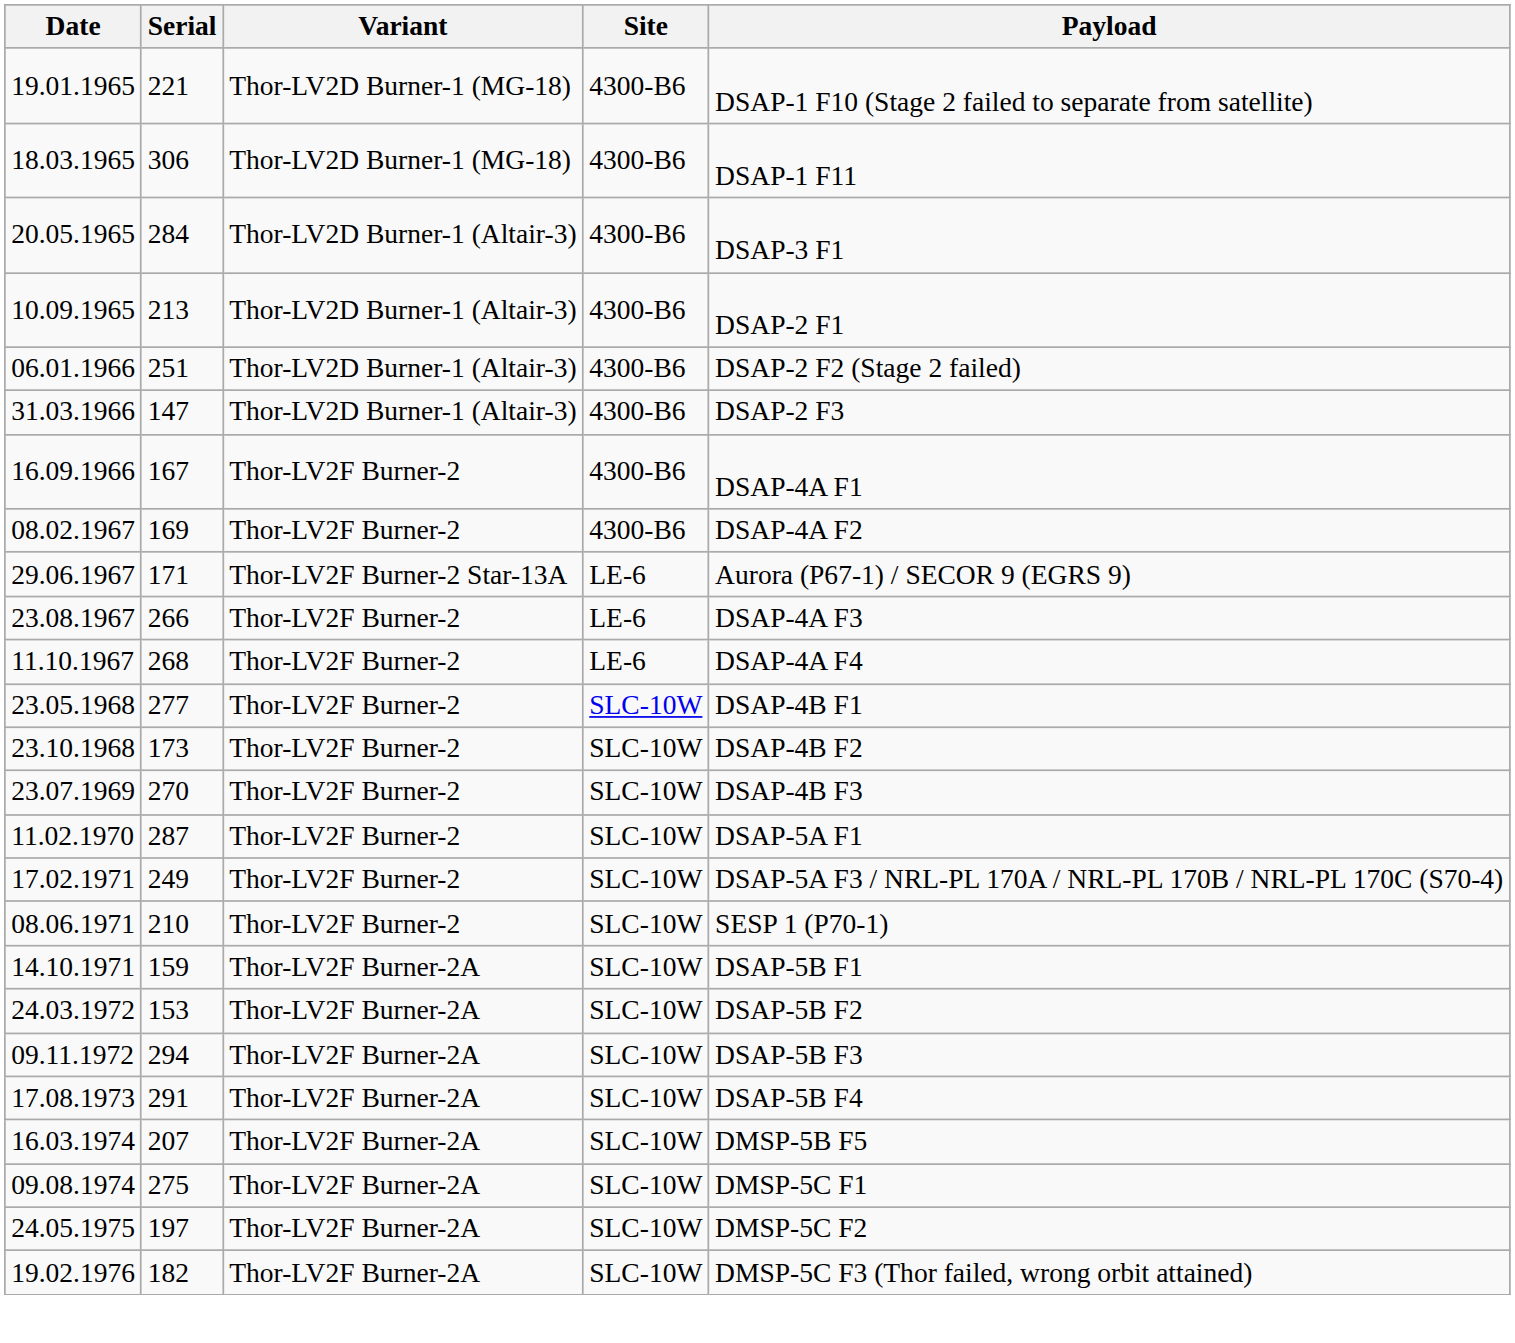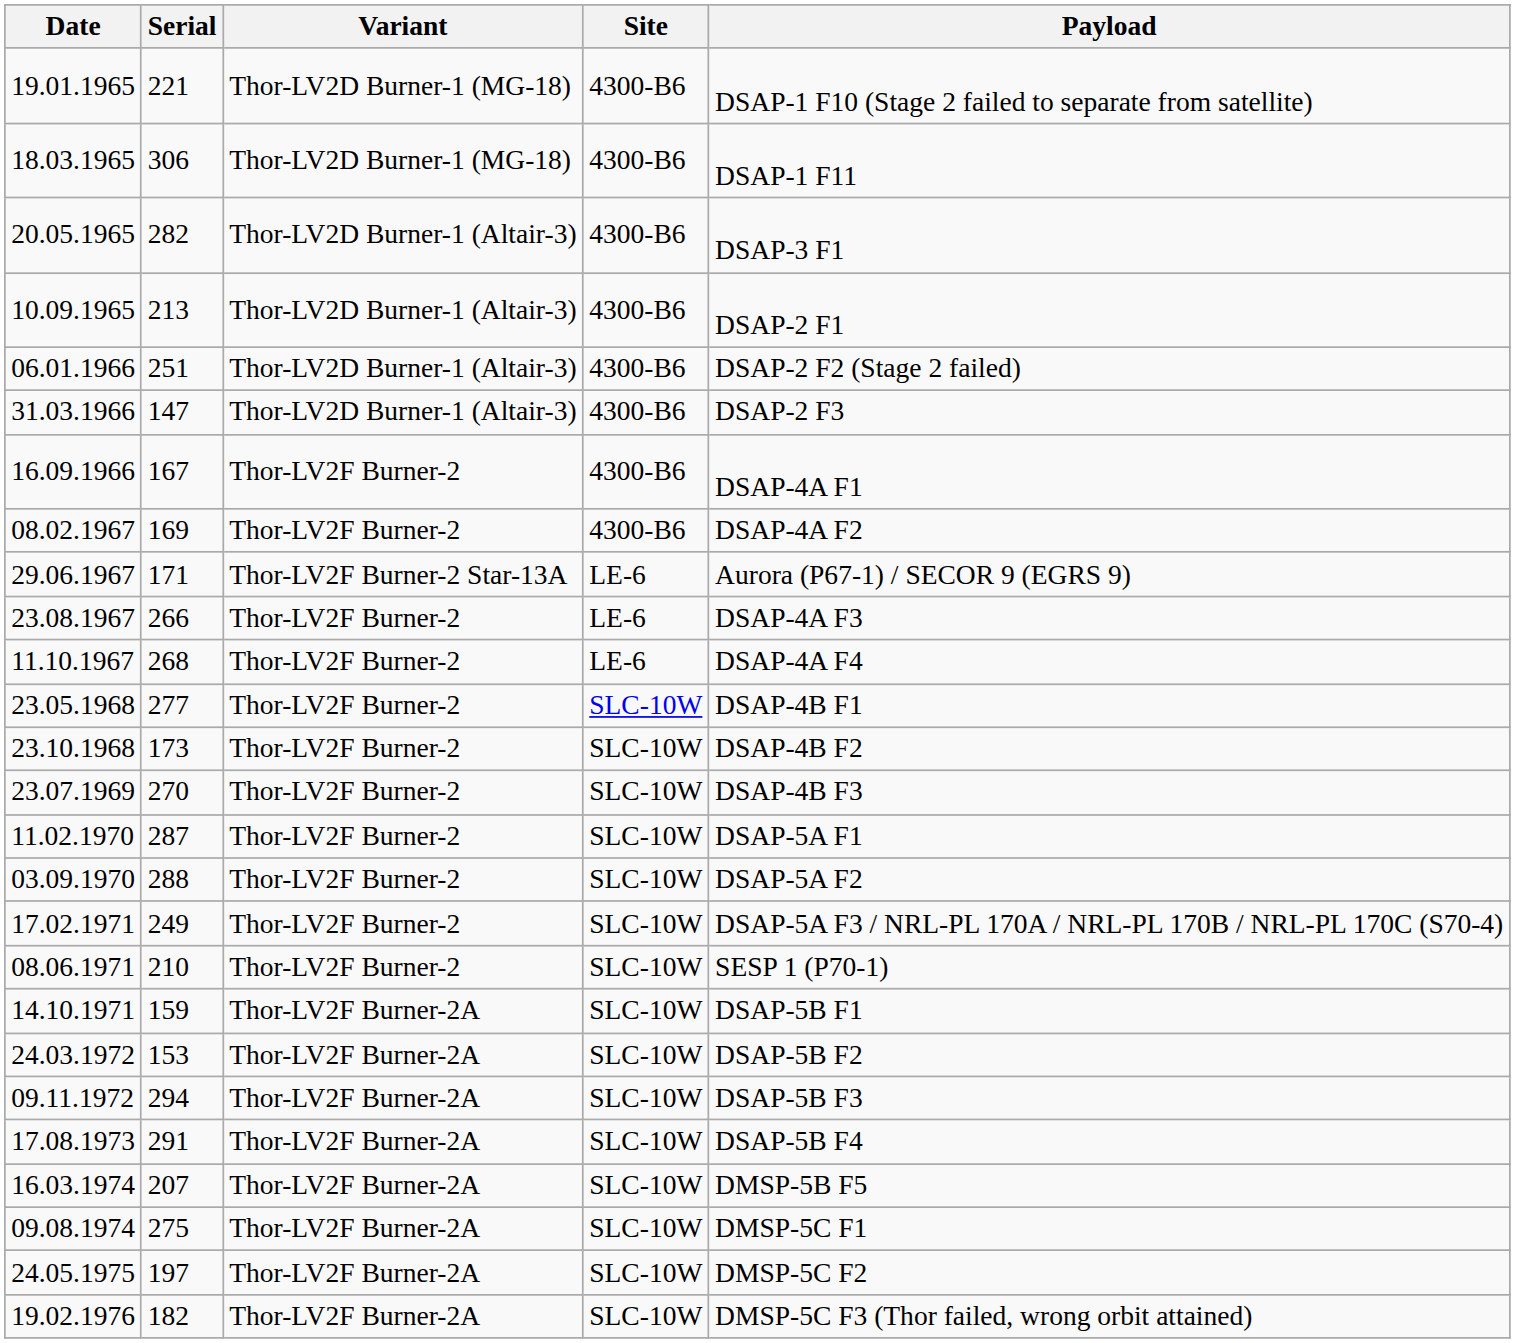(168, 234) 284 -> (168, 234) 282
+ row: (73, 879)
